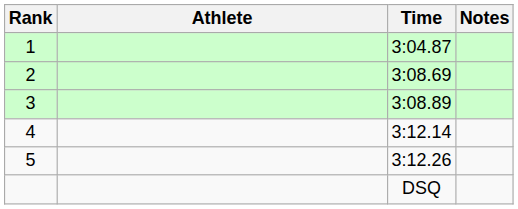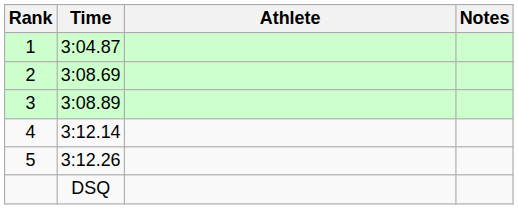columns swapped: (222, 18) <-> (421, 18)
